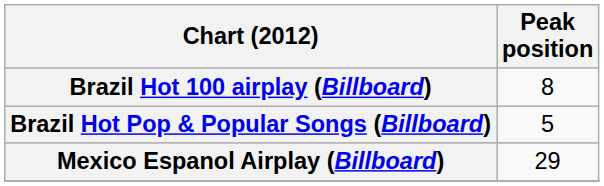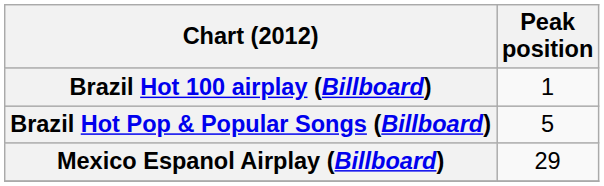(548, 86) 8 -> (548, 86) 1
